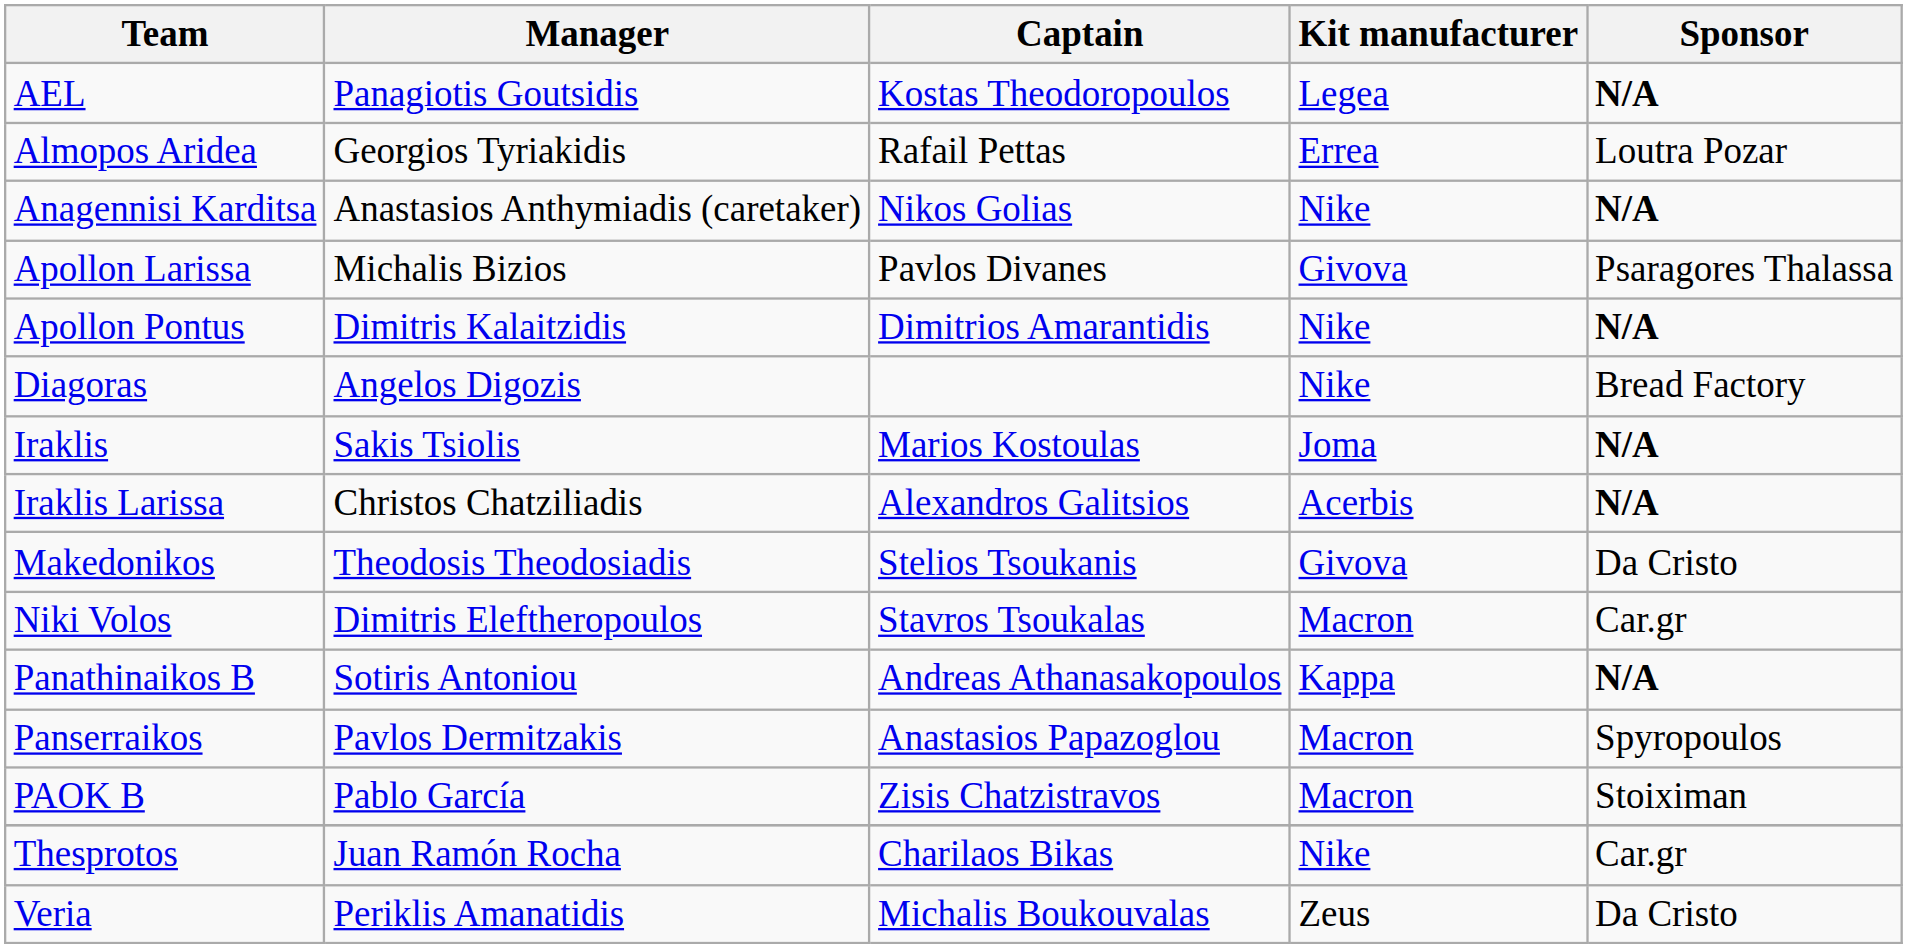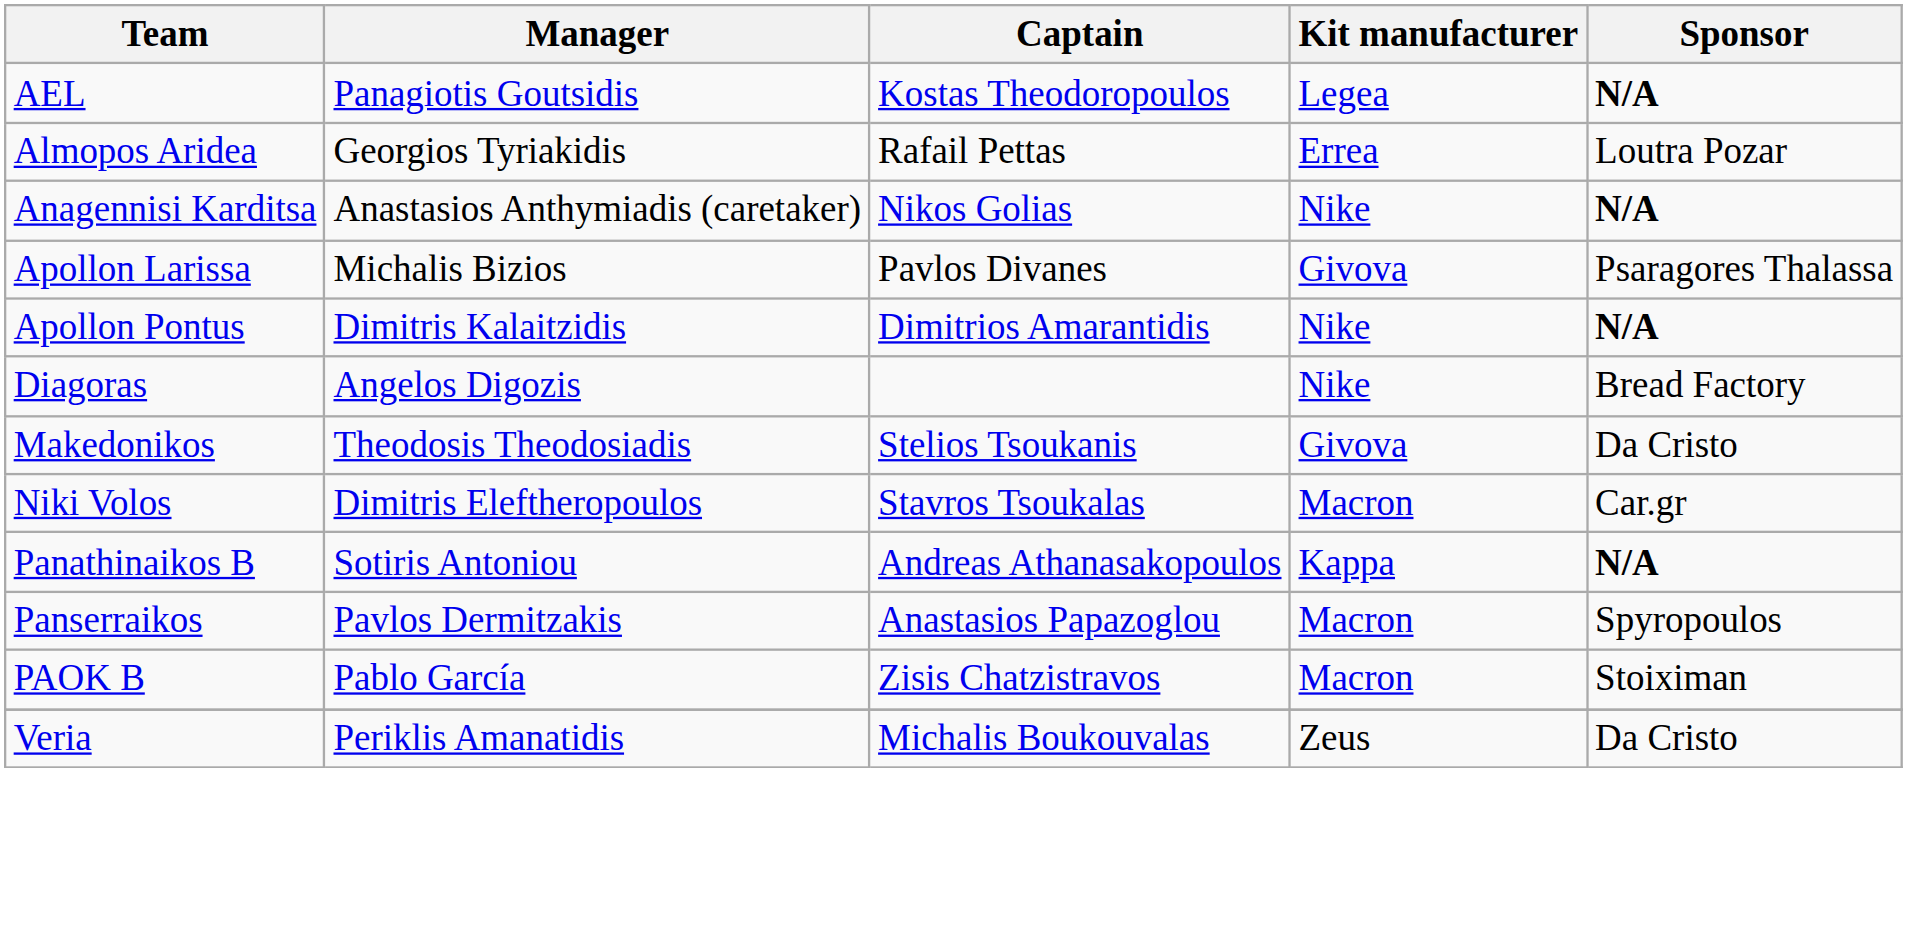- row: (61, 444)
- row: (119, 502)
- row: (96, 854)
